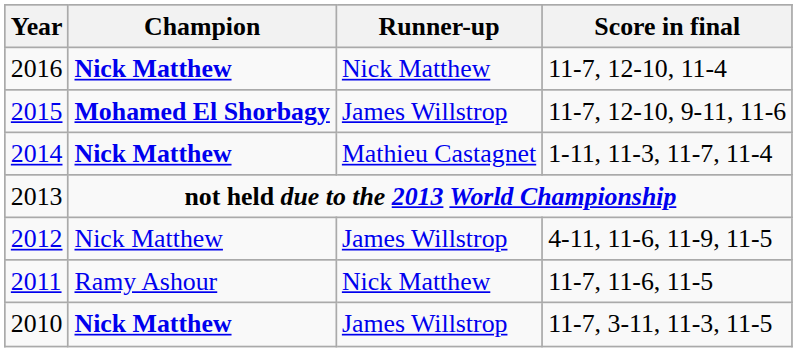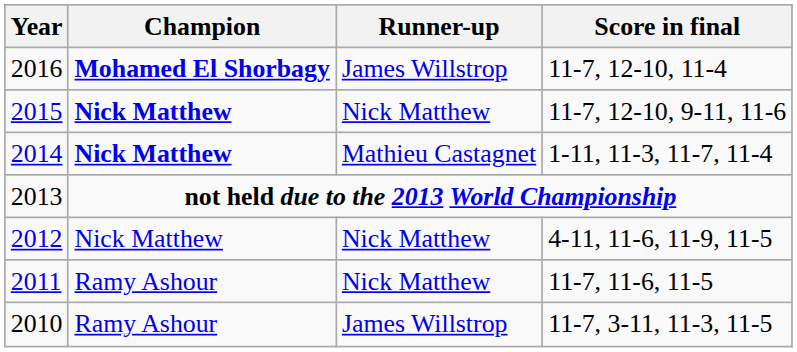(153, 68) Nick Matthew -> (202, 68) Mohamed El Shorbagy
(416, 68) Nick Matthew -> (425, 68) James Willstrop
(202, 111) Mohamed El Shorbagy -> (153, 111) Nick Matthew
(425, 111) James Willstrop -> (416, 111) Nick Matthew
(425, 239) James Willstrop -> (416, 239) Nick Matthew
(153, 324) Nick Matthew -> (146, 324) Ramy Ashour
